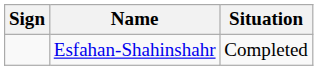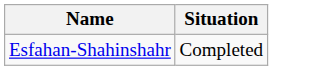- column: (27, 19)
